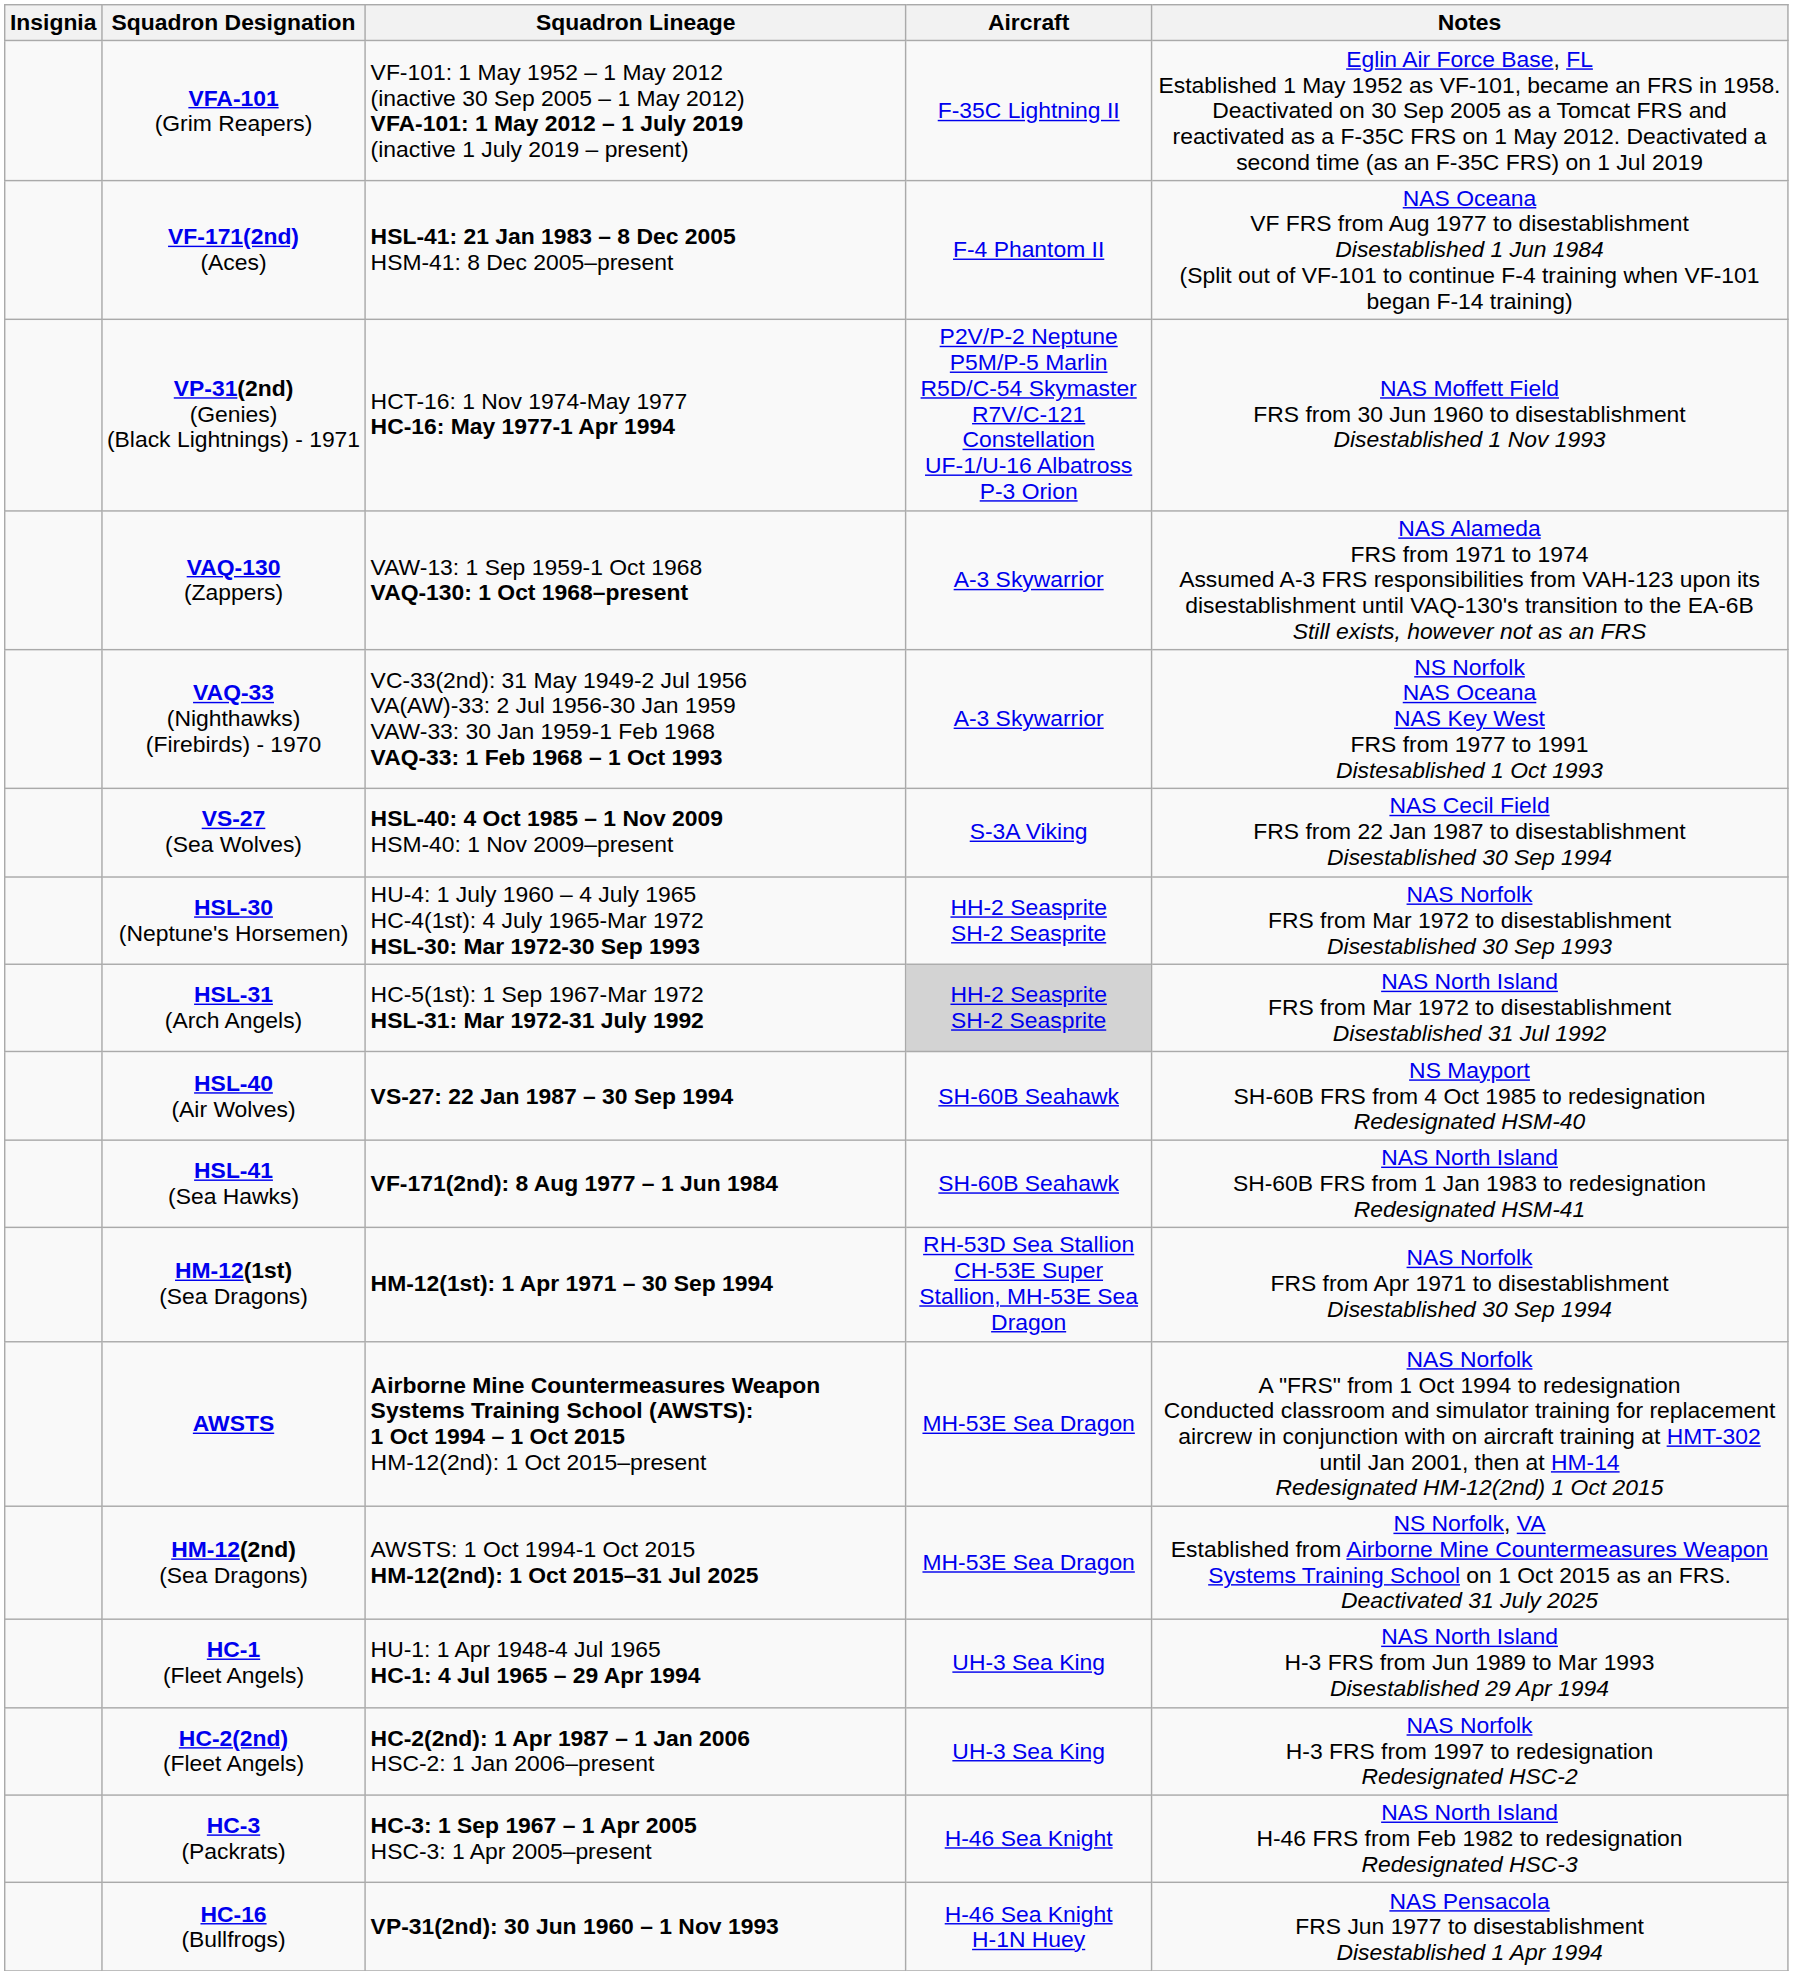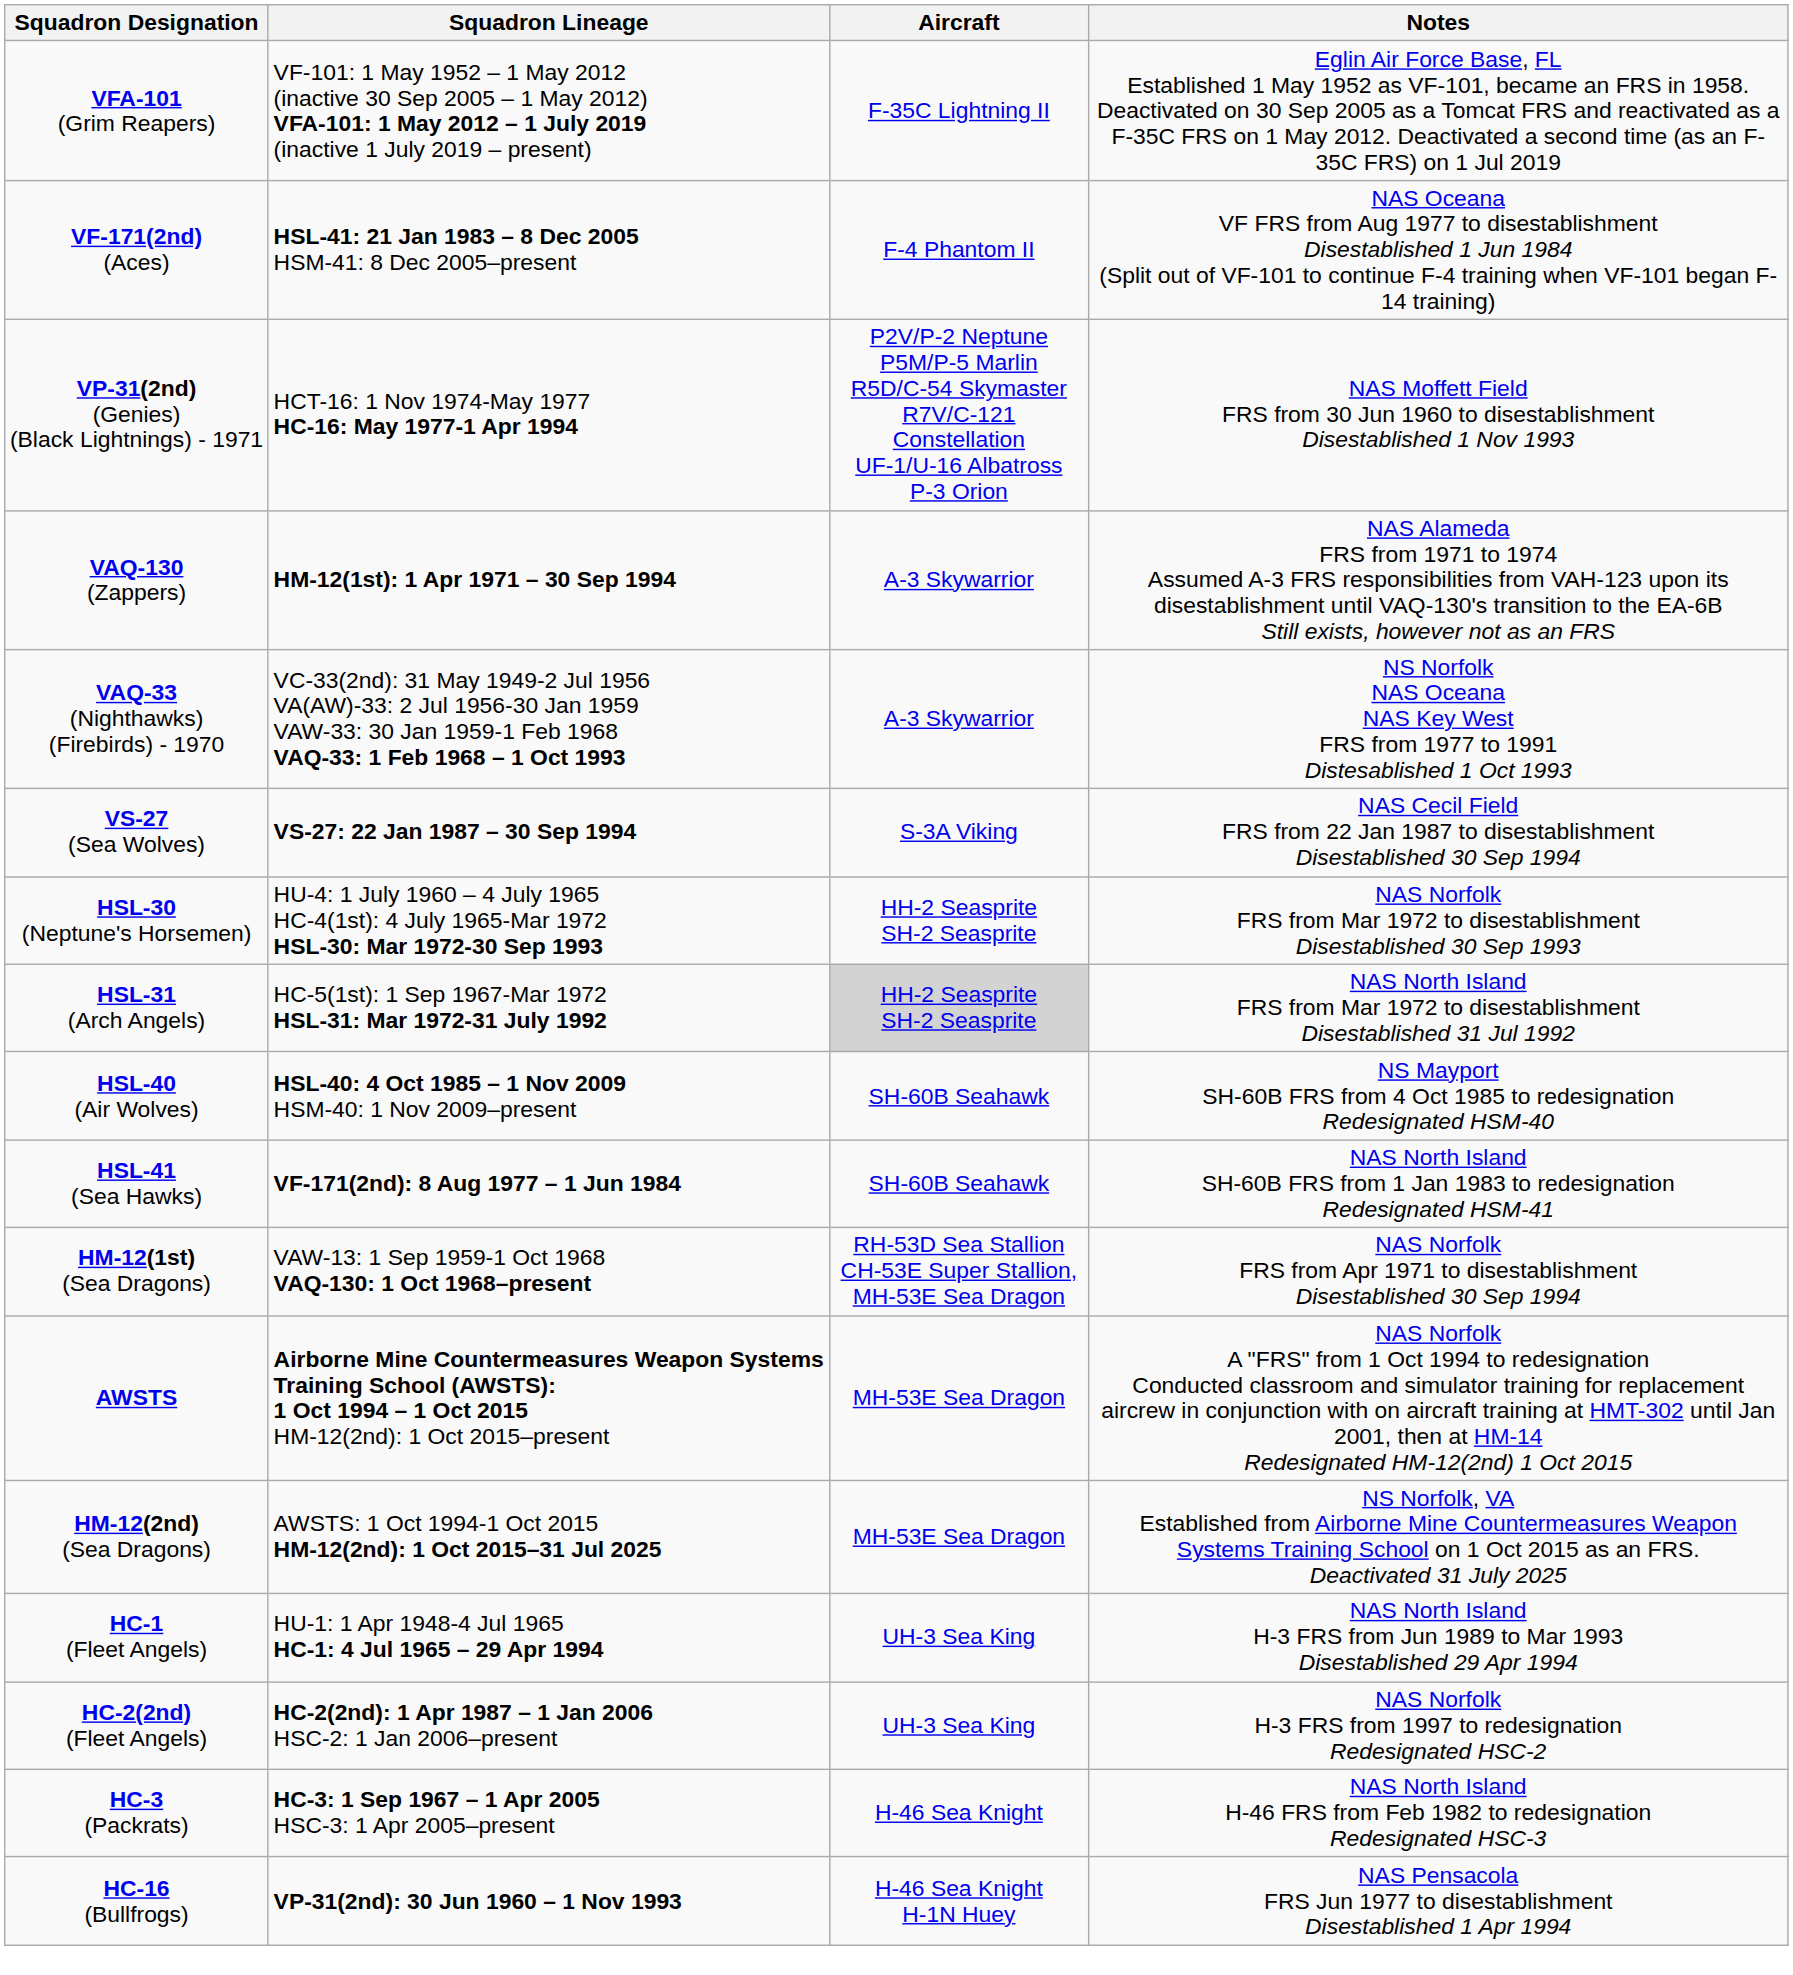- column: (53, 22)
(536, 579) VAW-13: 1 Sep 1959-1 Oct 1968 VAQ-130: 1 Oct 1968–present -> (475, 579) HM-12(1st): 1 Apr 1971 – 30 Sep 1994
(547, 832) HSL-40: 4 Oct 1985 – 1 Nov 2009 HSM-40: 1 Nov 2009–present -> (455, 832) VS-27: 22 Jan 1987 – 30 Sep 1994
(552, 1095) VS-27: 22 Jan 1987 – 30 Sep 1994 -> (450, 1095) HSL-40: 4 Oct 1985 – 1 Nov 2009 HSM-40: 1 Nov 2009–present
(572, 1284) HM-12(1st): 1 Apr 1971 – 30 Sep 1994 -> (439, 1271) VAW-13: 1 Sep 1959-1 Oct 1968 VAQ-130: 1 Oct 1968–present
